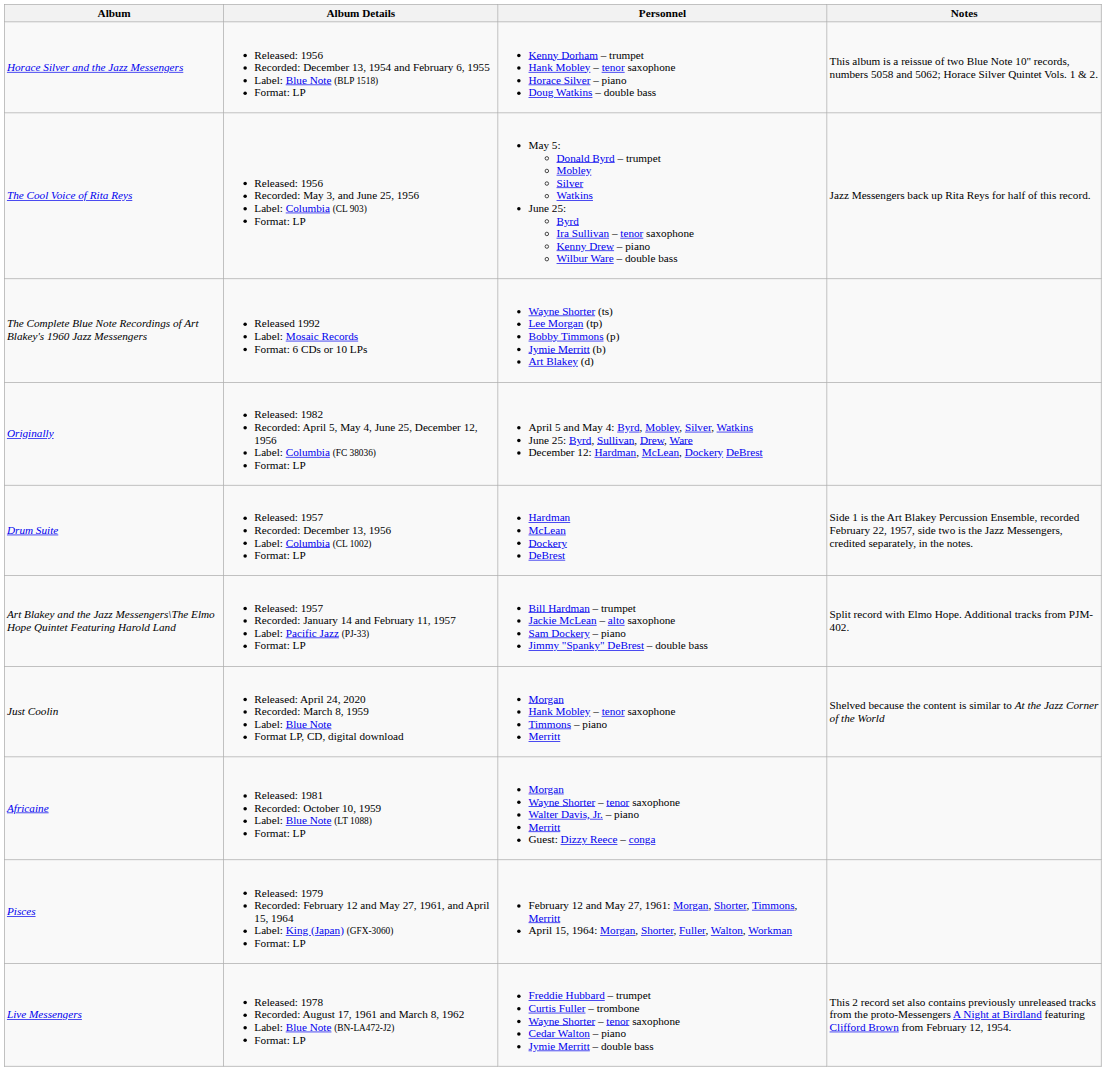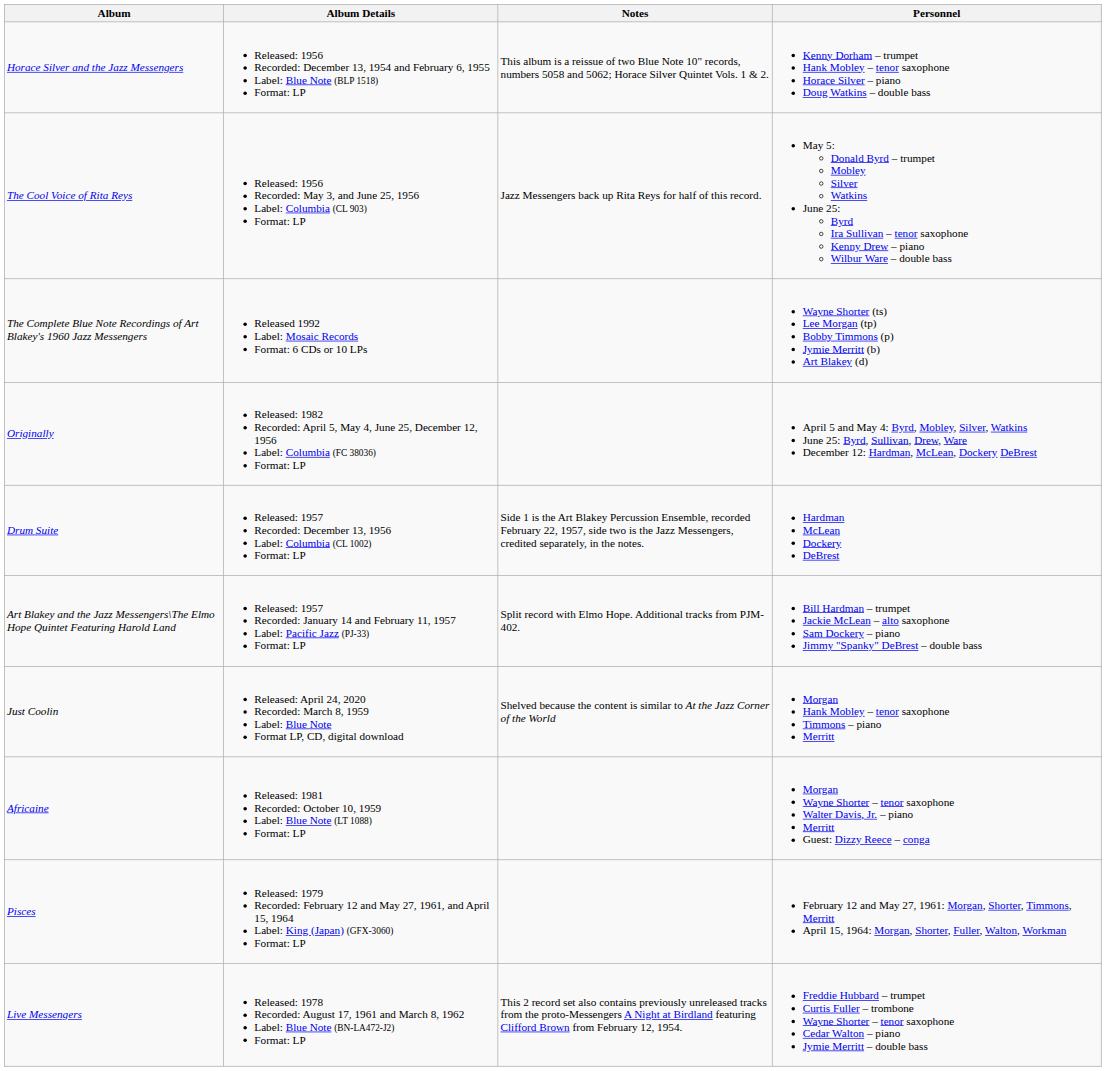columns swapped: (662, 13) <-> (964, 13)
